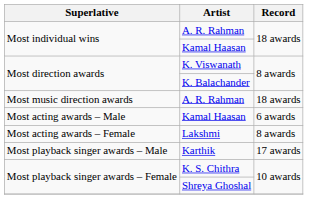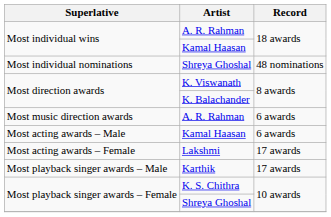+ row: (70, 64)
(278, 99) 18 awards -> (276, 116) 6 awards
(276, 133) 8 awards -> (278, 151) 17 awards
